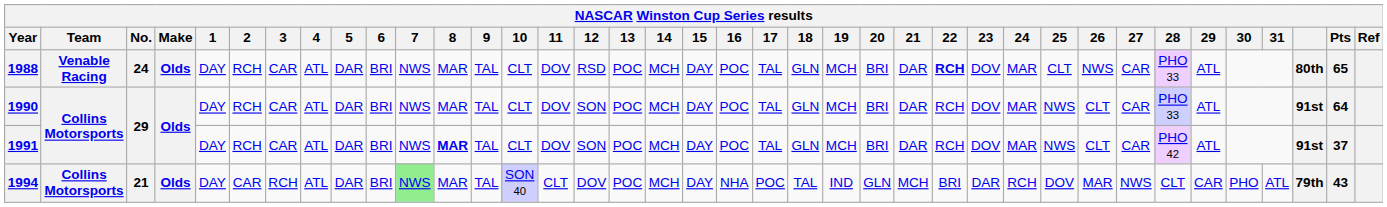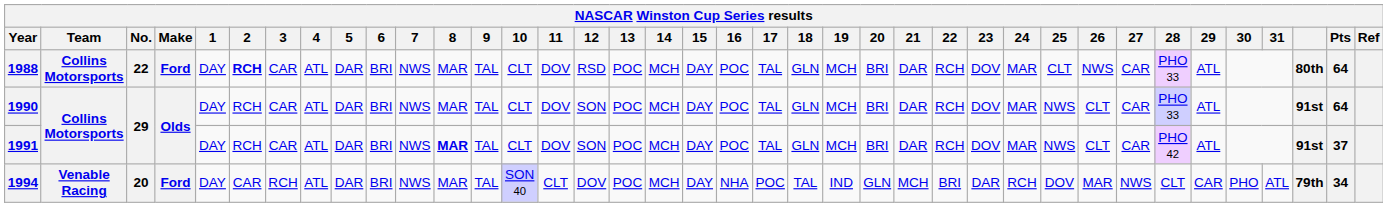(84, 68) Venable Racing -> (84, 68) Collins Motorsports
(141, 68) 24 -> (141, 68) 22
(176, 68) Olds -> (176, 68) Ford
(247, 68) normal -> (247, 68) bold
(950, 68) bold -> (950, 68) normal
(1341, 68) 65 -> (1341, 68) 64
(84, 183) Collins Motorsports -> (84, 183) Venable Racing
(141, 183) 21 -> (141, 183) 20
(176, 183) Olds -> (176, 183) Ford
(415, 183) lightgreen background -> (415, 183) no background
(1341, 183) 43 -> (1341, 183) 34
